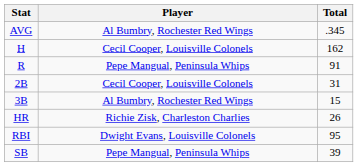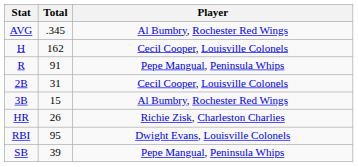columns swapped: (178, 13) <-> (335, 13)
